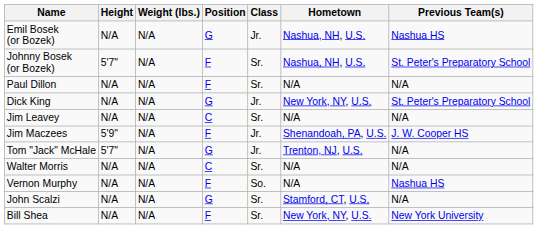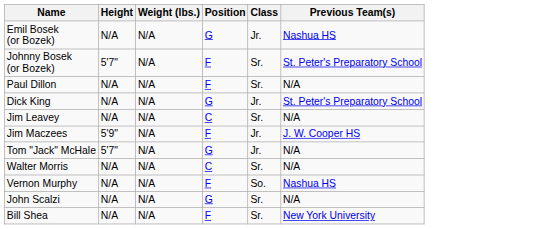- column: (335, 13)
